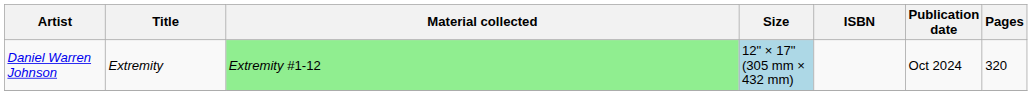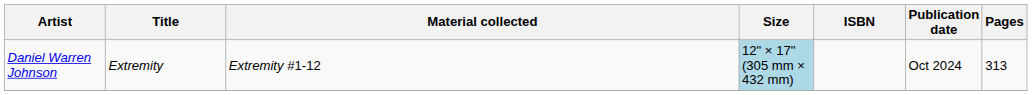(275, 65) lightgreen background -> (275, 65) no background
(996, 65) 320 -> (996, 65) 313
